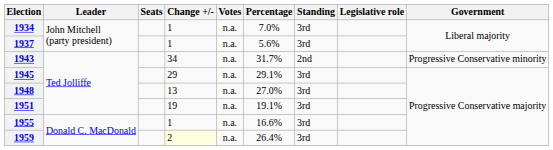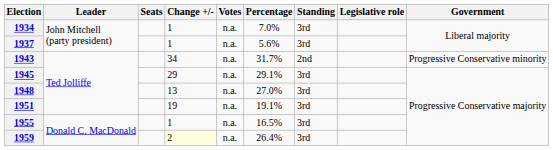(269, 122) 16.6% -> (269, 122) 16.5%
